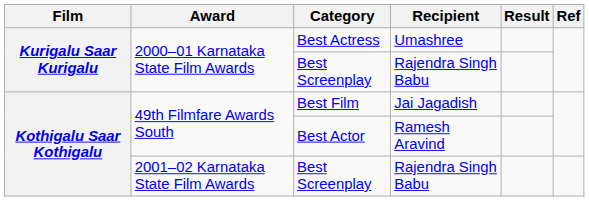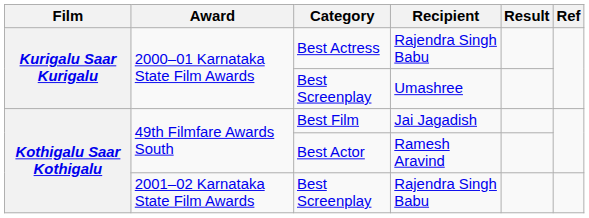(429, 39) Umashree -> (446, 48) Rajendra Singh Babu
(446, 71) Rajendra Singh Babu -> (429, 88) Umashree
